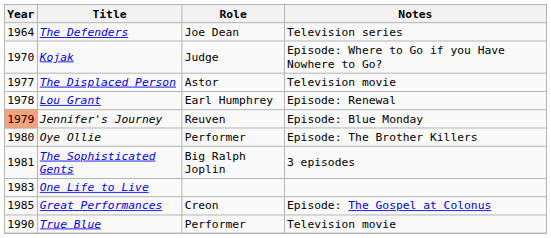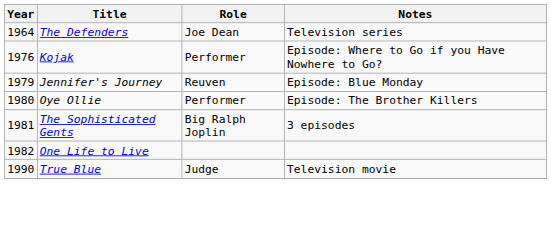(21, 57) 1970 -> (21, 57) 1976
(202, 57) Judge -> (215, 57) Performer
- row: (108, 82)
- row: (70, 100)
(21, 119) lightsalmon background -> (21, 82) no background
(21, 187) 1983 -> (21, 150) 1982
- row: (101, 206)
(215, 224) Performer -> (202, 169) Judge
